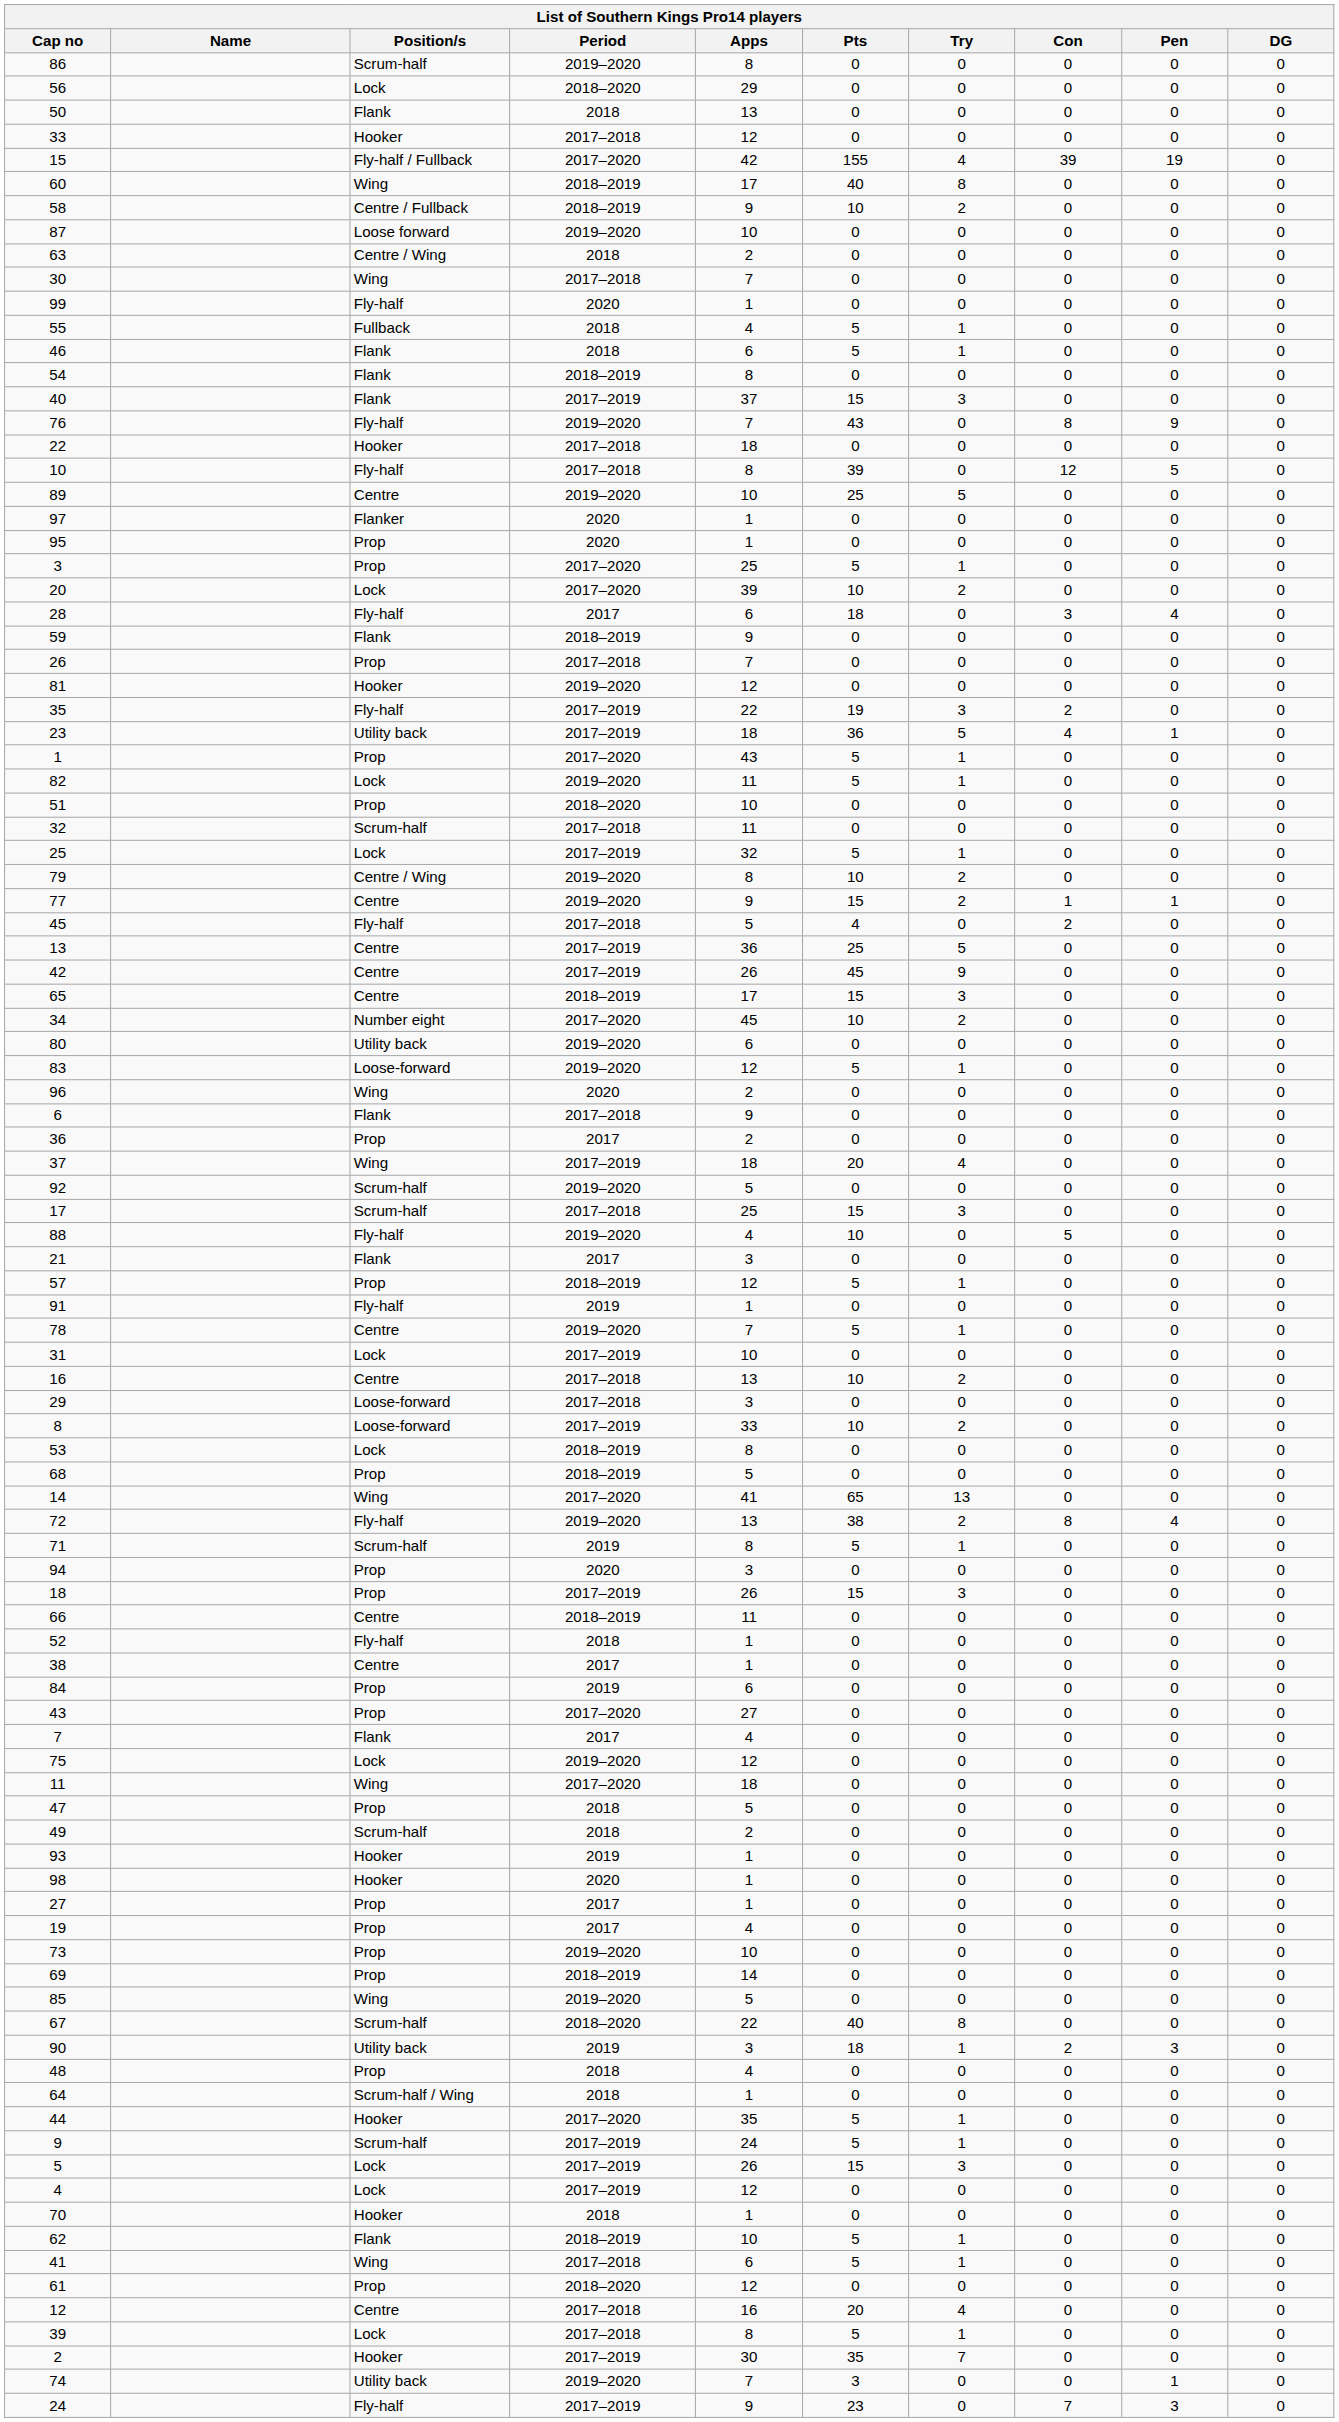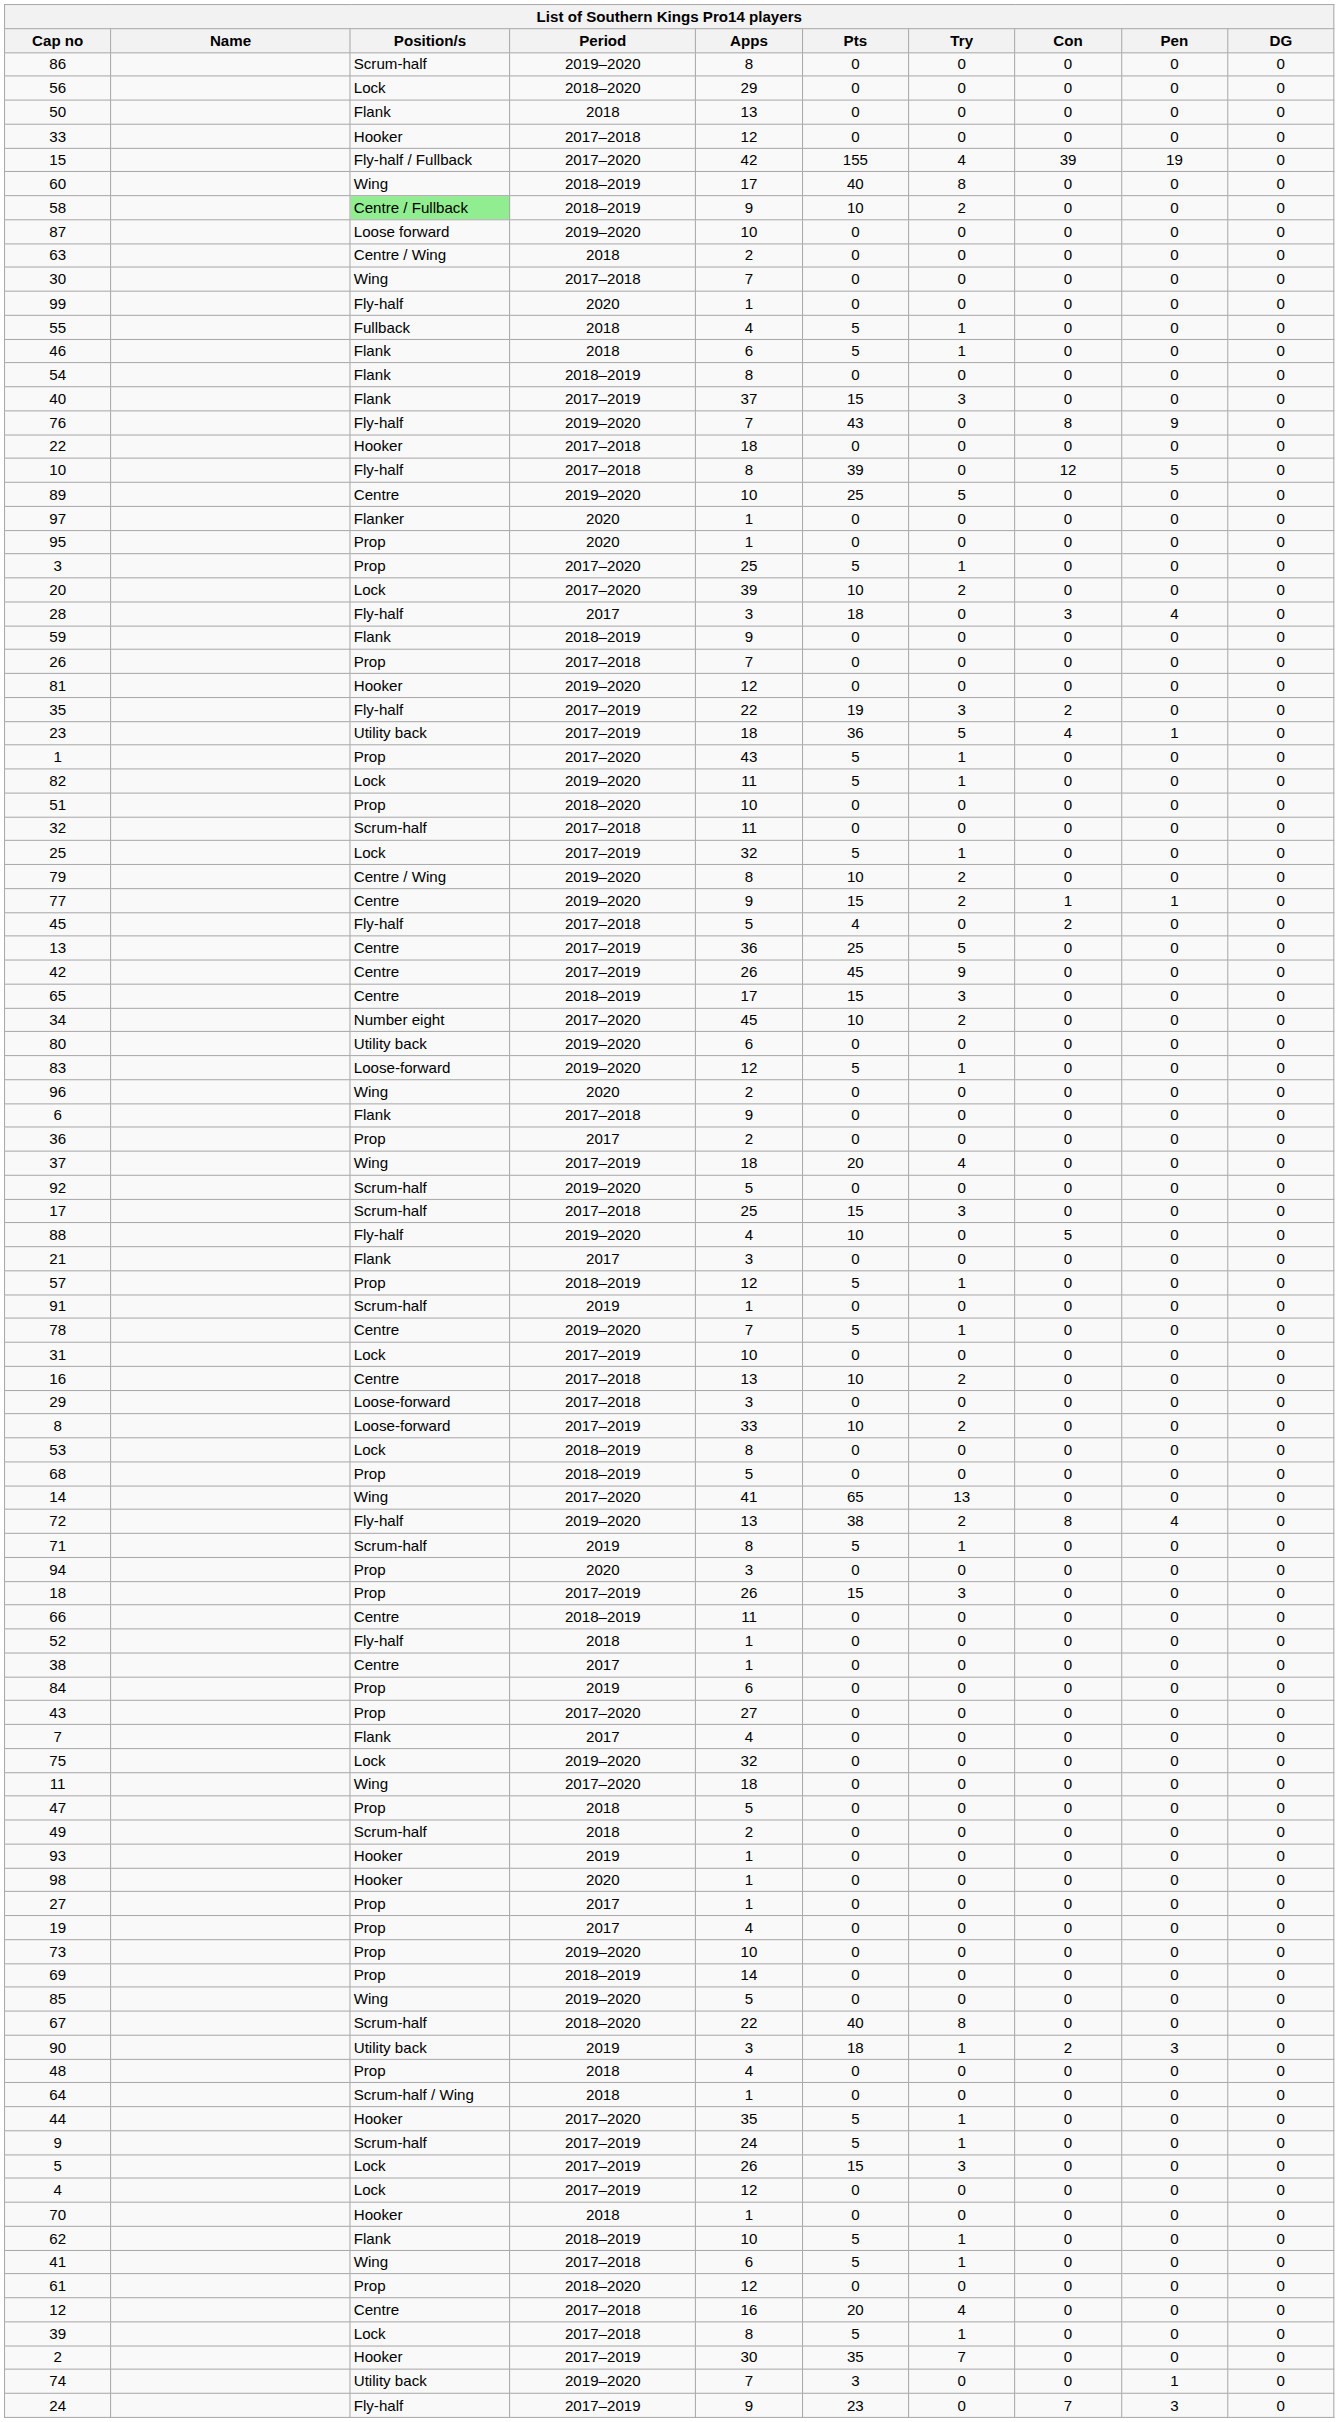(411, 208) no background -> (411, 208) lightgreen background
(749, 614) 6 -> (749, 614) 3
(379, 1307) Fly-half -> (390, 1307) Scrum-half
(749, 1761) 12 -> (749, 1761) 32
